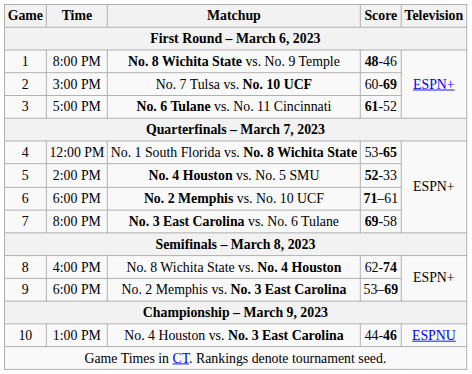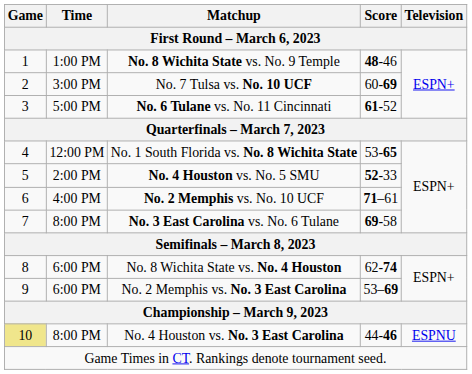(77, 61) 8:00 PM -> (77, 61) 1:00 PM
(77, 198) 6:00 PM -> (77, 198) 4:00 PM
(77, 266) 4:00 PM -> (77, 266) 6:00 PM
(25, 335) no background -> (25, 335) khaki background
(77, 335) 1:00 PM -> (77, 335) 8:00 PM
